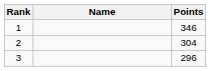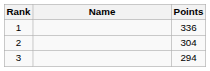(189, 27) 346 -> (189, 27) 336
(189, 58) 296 -> (189, 58) 294
